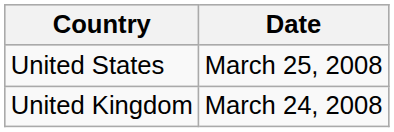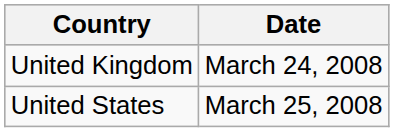rows swapped: (102, 106) <-> (88, 65)
